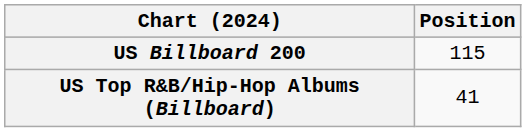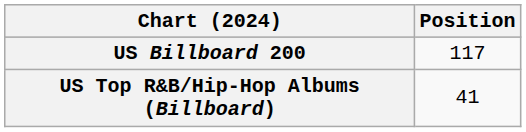(468, 54) 115 -> (468, 54) 117
